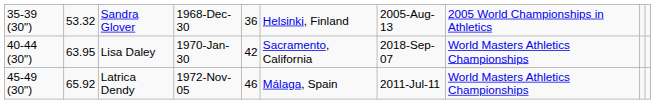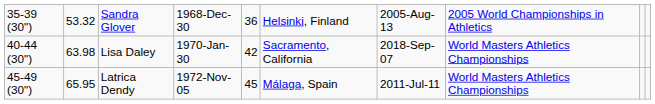(81, 52) 63.95 -> (81, 52) 63.98
(81, 84) 65.92 -> (81, 84) 65.95
(251, 84) 46 -> (251, 84) 45
